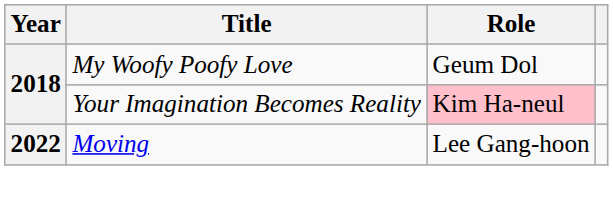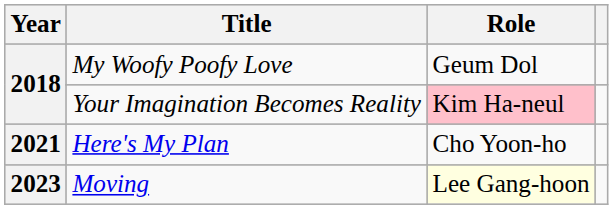+ row: (151, 143)
(36, 143) 2022 -> (36, 183) 2023
(511, 143) no background -> (511, 183) lightyellow background
